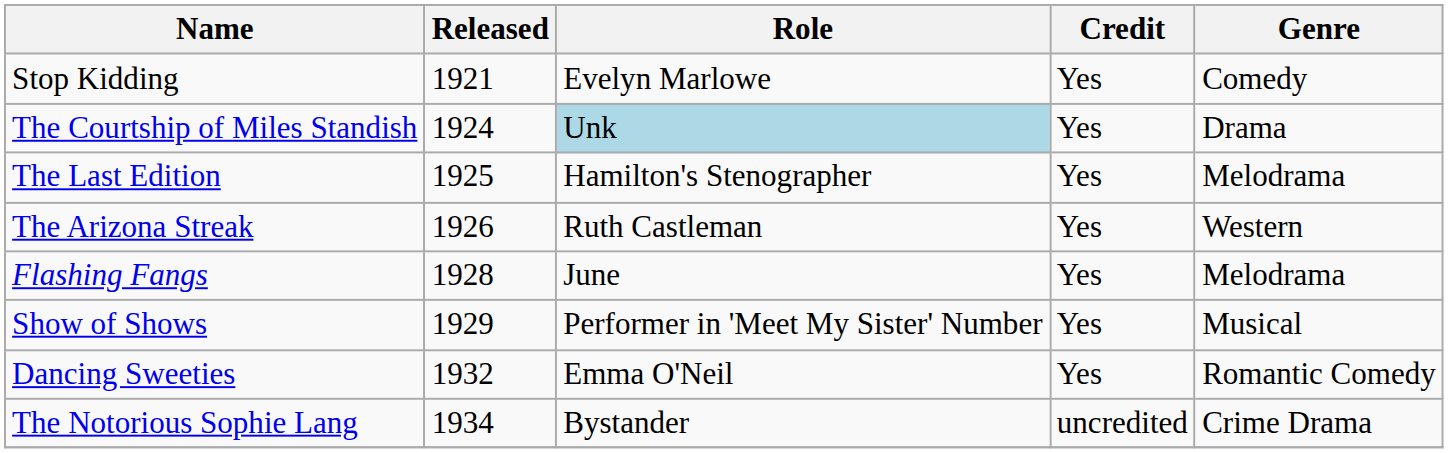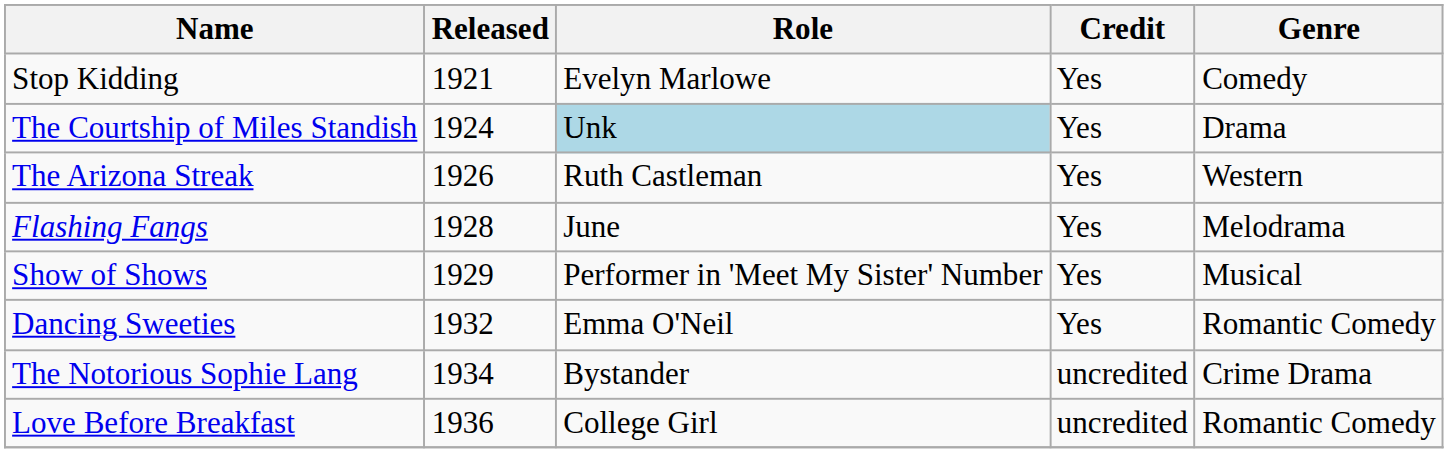- row: (116, 176)
+ row: (153, 422)
